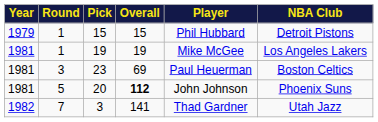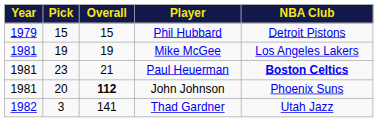- column: (61, 13)
(140, 70) 69 -> (107, 70) 21
(315, 70) normal -> (307, 70) bold
